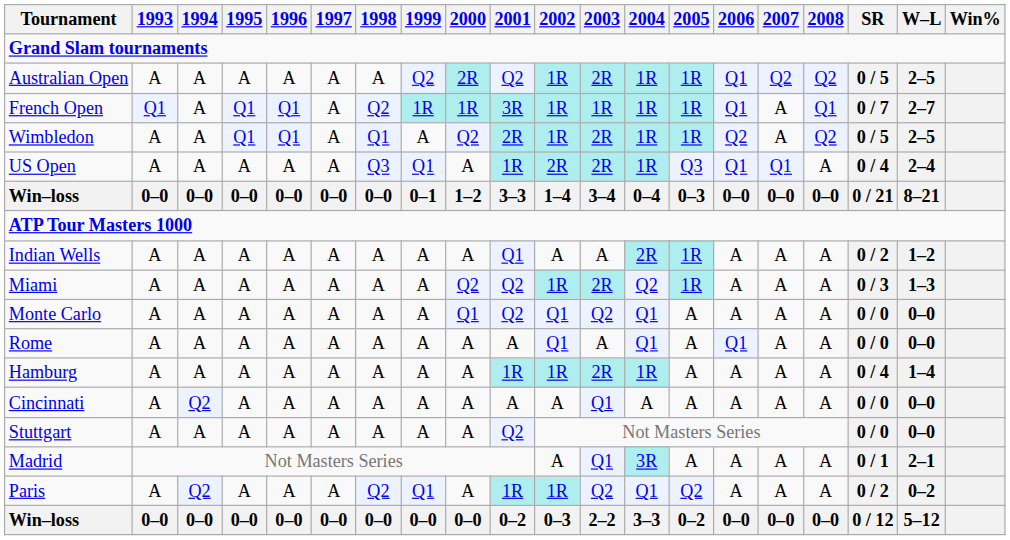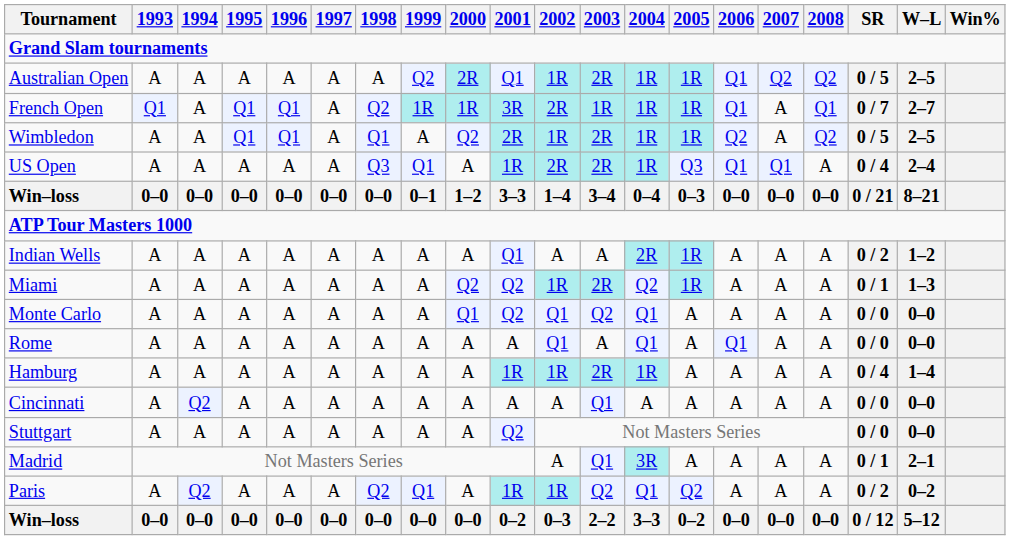(513, 77) Q2 -> (513, 77) Q1
(557, 107) 1R -> (557, 107) 2R
(873, 283) 0 / 3 -> (873, 283) 0 / 1
